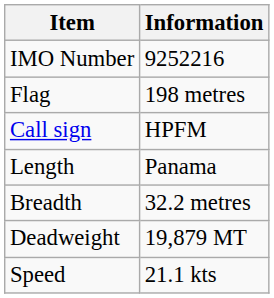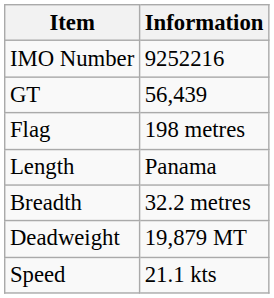+ row: (25, 94)
- row: (51, 130)
